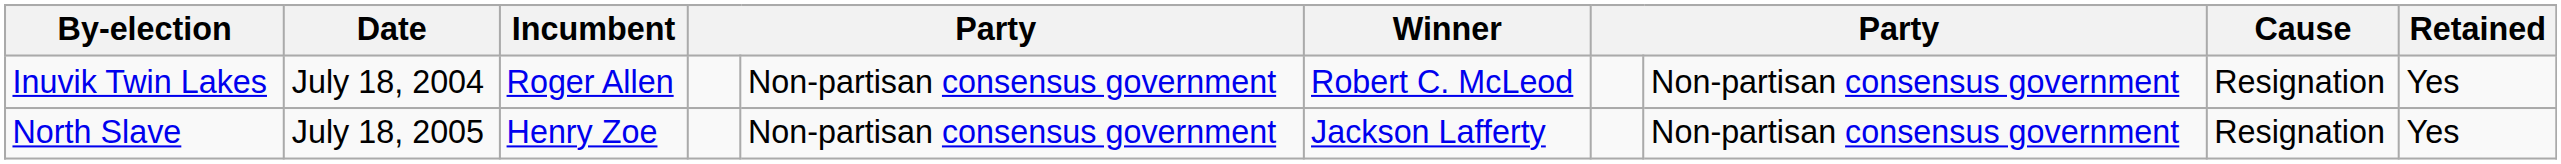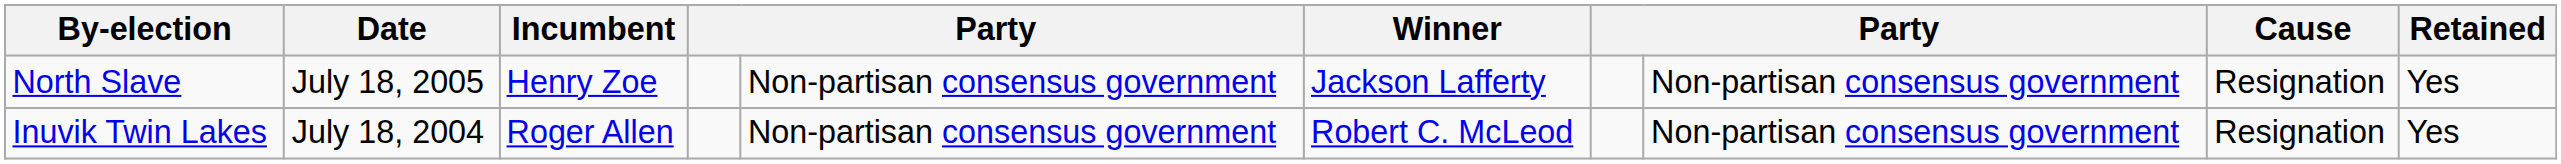rows swapped: (97, 132) <-> (140, 81)
